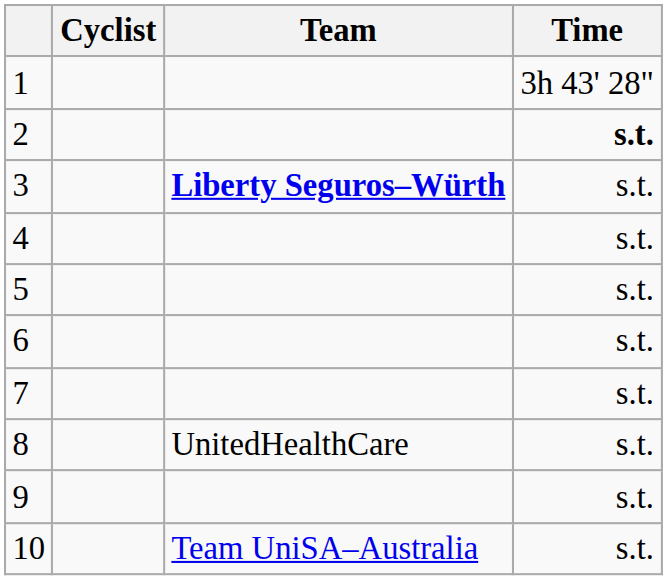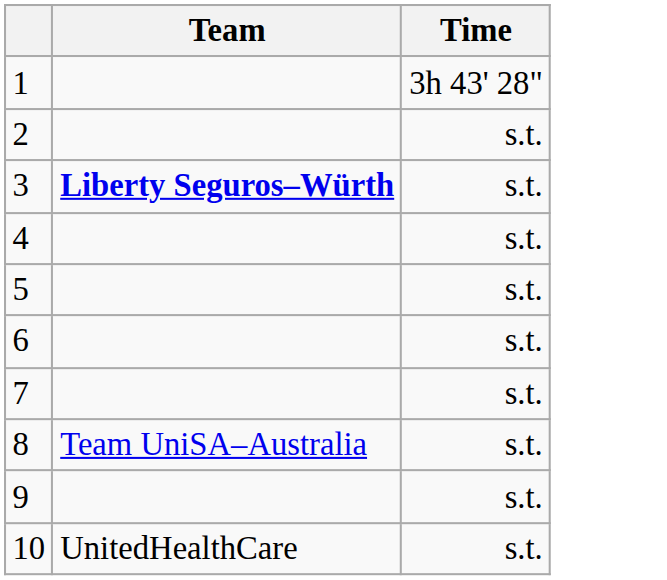- column: (108, 30)
(634, 133) bold -> (524, 133) normal
(290, 444) UnitedHealthCare -> (214, 444) Team UniSA–Australia
(325, 548) Team UniSA–Australia -> (179, 548) UnitedHealthCare
